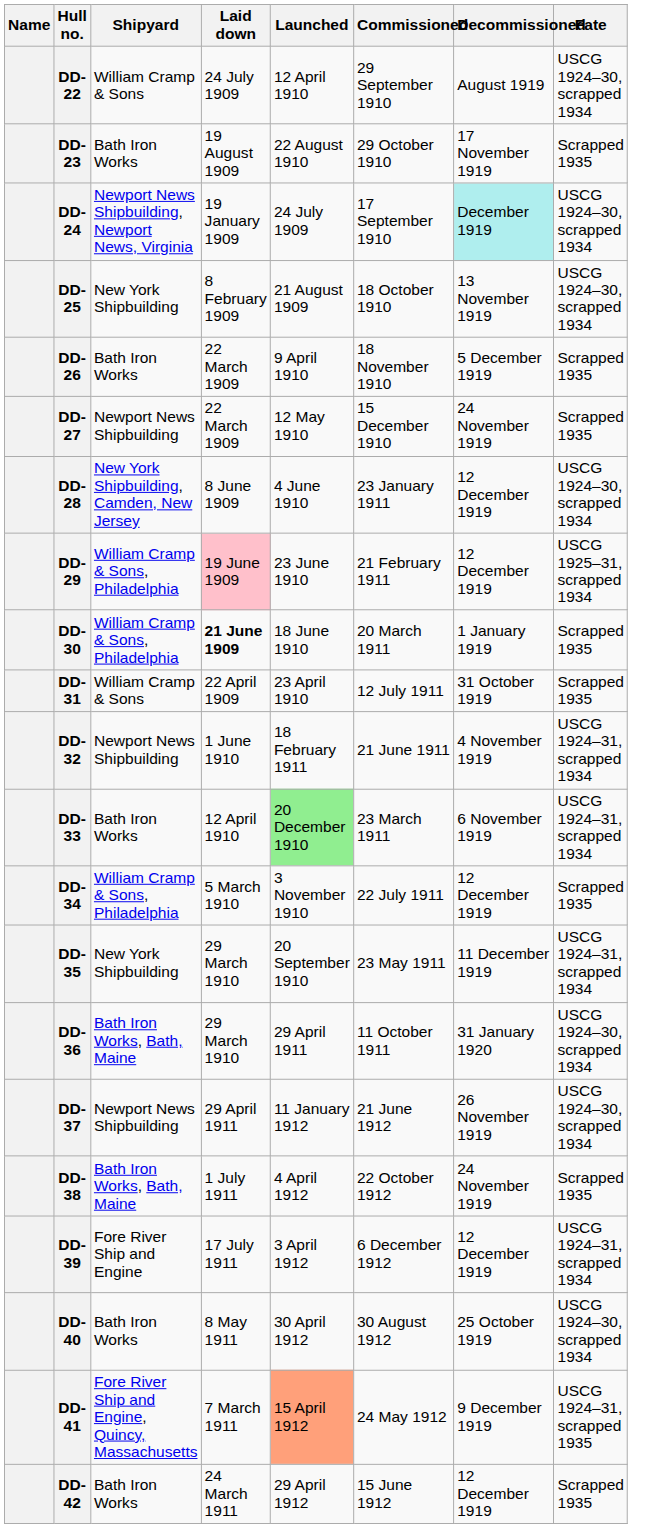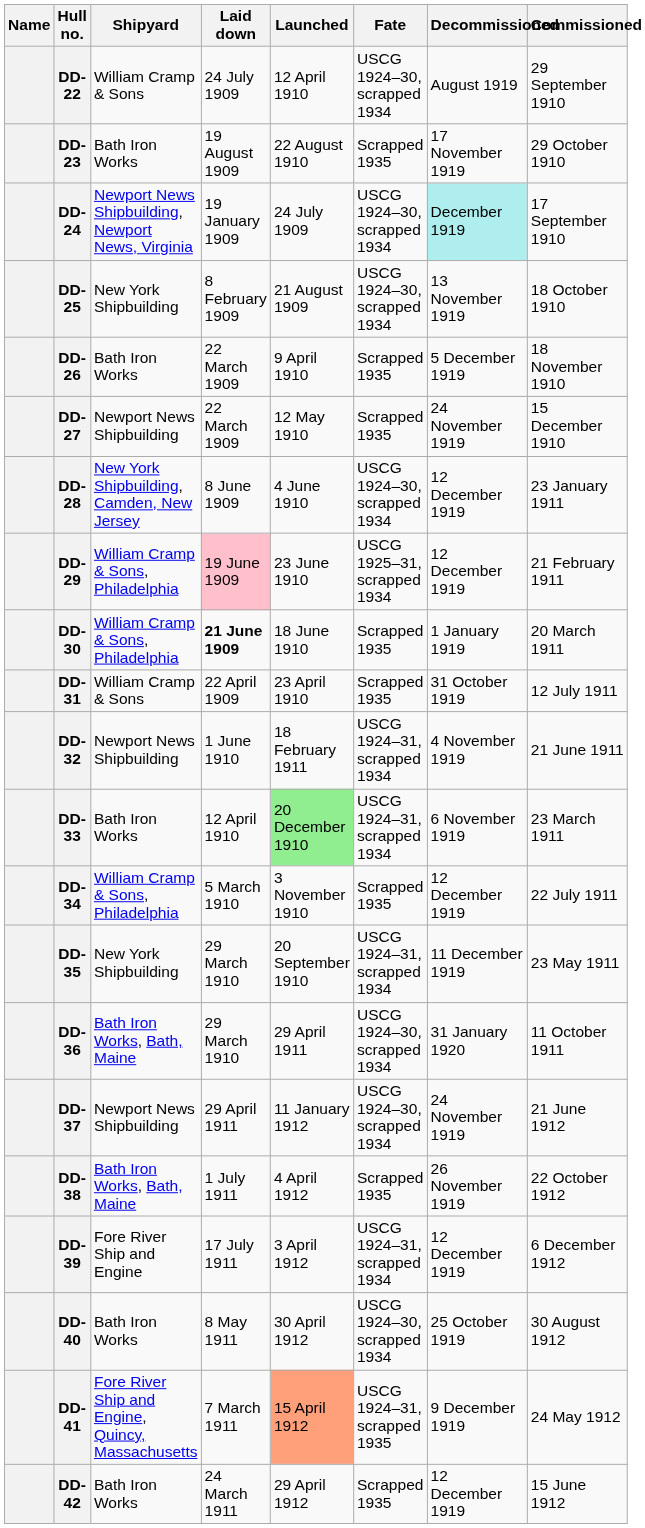columns swapped: (413, 25) <-> (591, 25)
(493, 1117) 26 November 1919 -> (466, 1117) 24 November 1919
(493, 1186) 24 November 1919 -> (466, 1186) 26 November 1919
